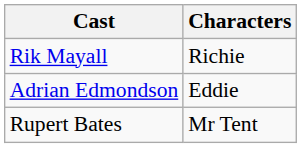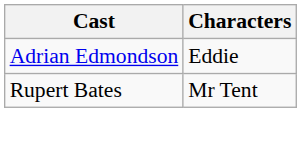- row: (59, 55)
